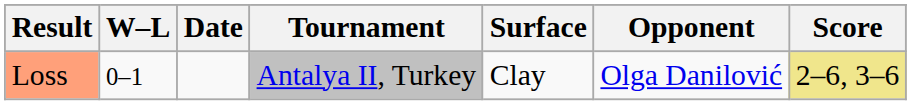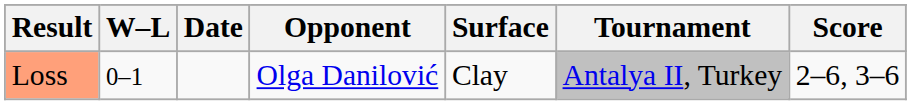columns swapped: (366, 27) <-> (691, 27)
(848, 74) khaki background -> (848, 74) no background
